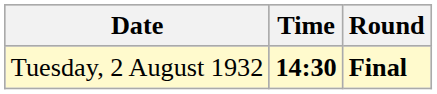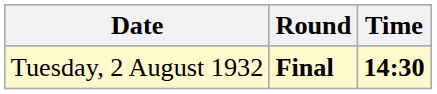columns swapped: (306, 25) <-> (387, 25)
